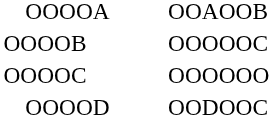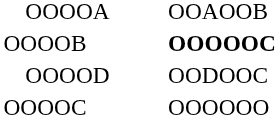(218, 43) normal -> (222, 43) bold
rows swapped: (68, 107) <-> (45, 75)
